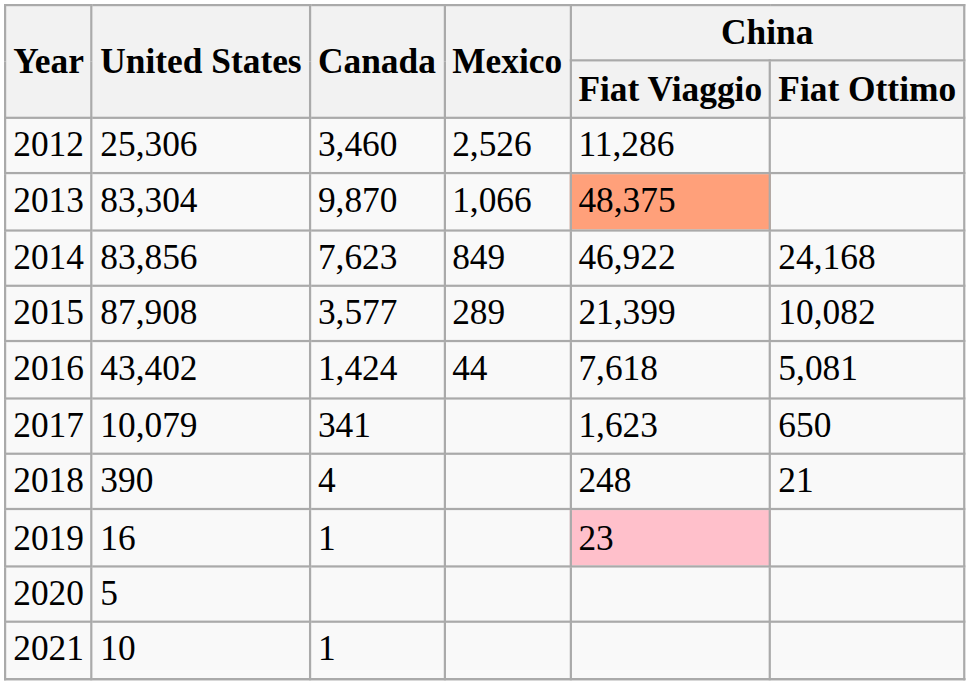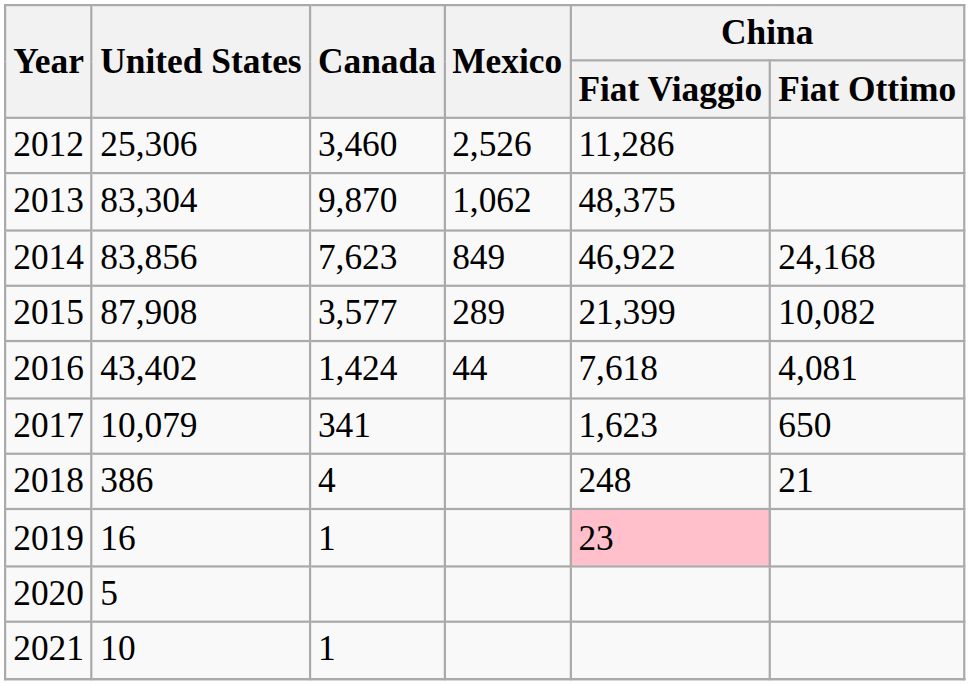(492, 200) 1,066 -> (492, 200) 1,062
(627, 200) lightsalmon background -> (627, 200) no background
(818, 369) 5,081 -> (818, 369) 4,081
(127, 481) 390 -> (127, 481) 386
